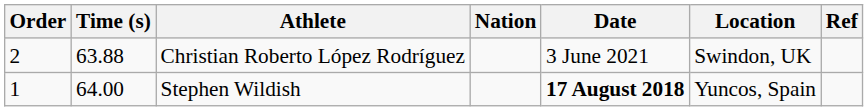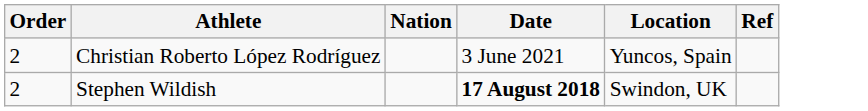- column: (113, 21)
(753, 55) Swindon, UK -> (671, 55) Yuncos, Spain
(15, 88) 1 -> (15, 88) 2
(755, 88) Yuncos, Spain -> (668, 88) Swindon, UK
